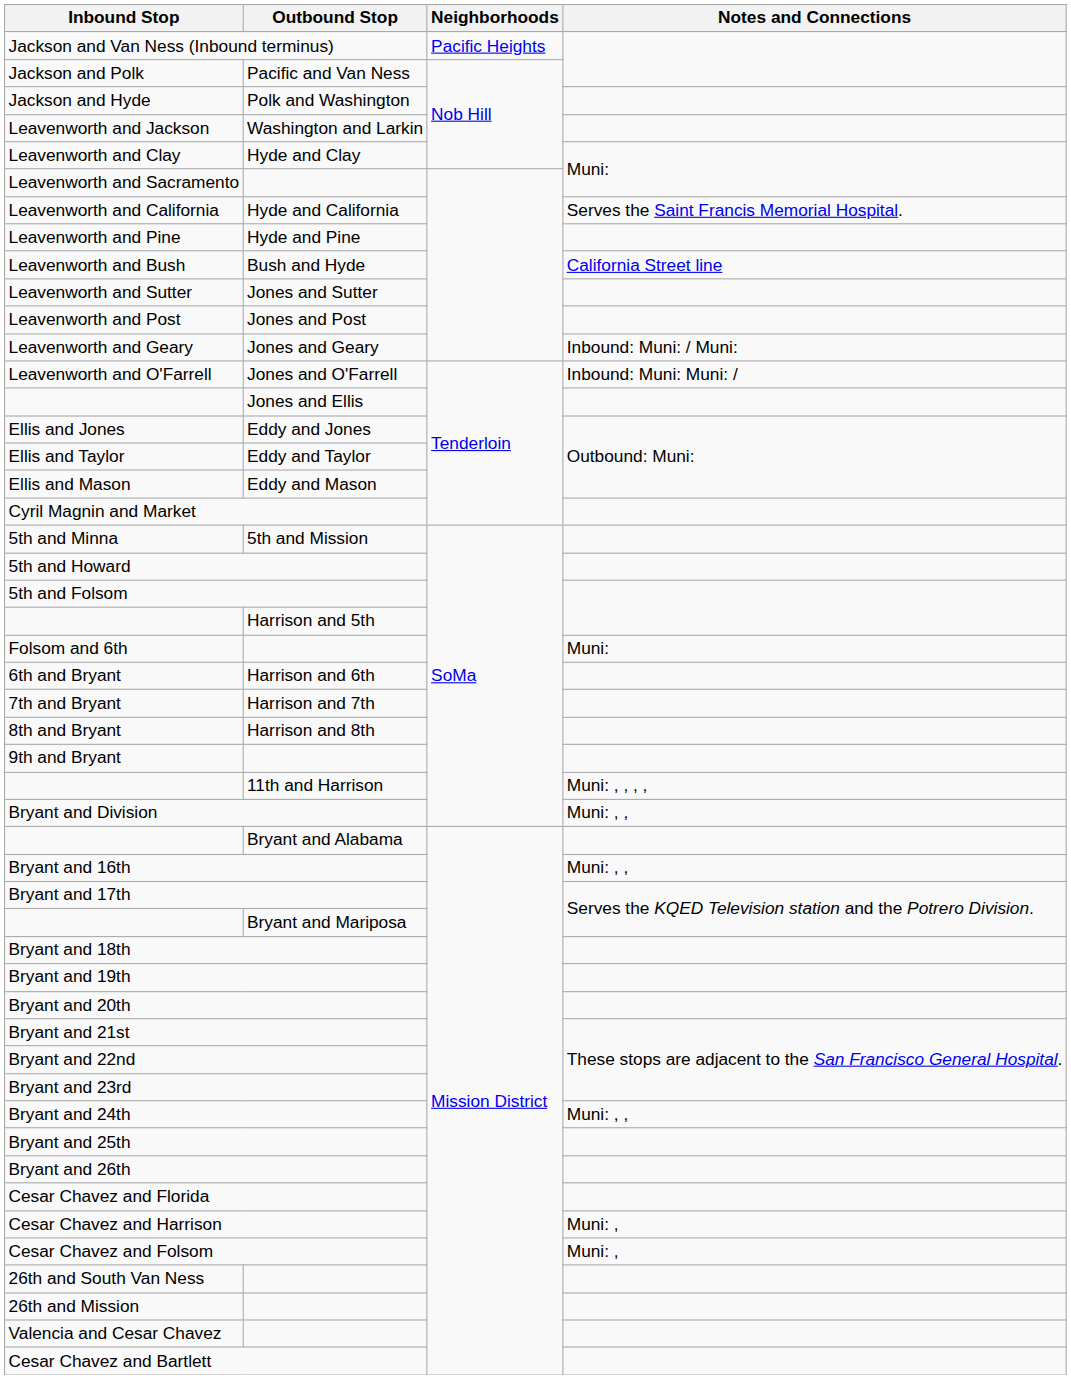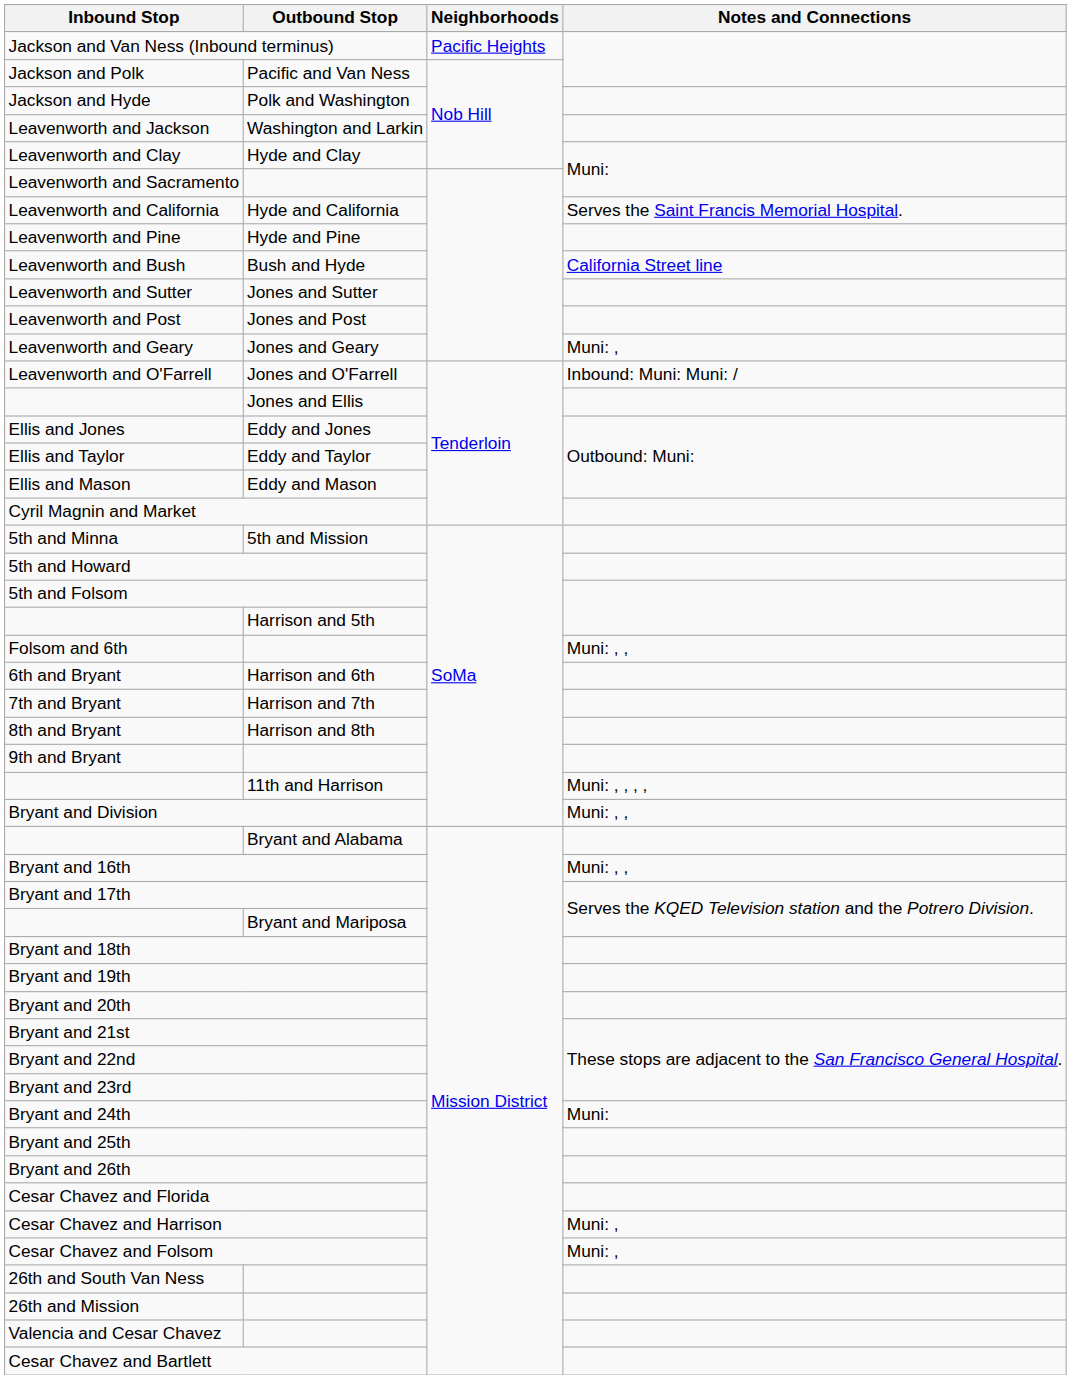(652, 347) Inbound: Muni: / Muni: -> (593, 347) Muni: ,
(588, 648) Muni: -> (597, 648) Muni: , ,
(597, 1114) Muni: , , -> (588, 1114) Muni:
